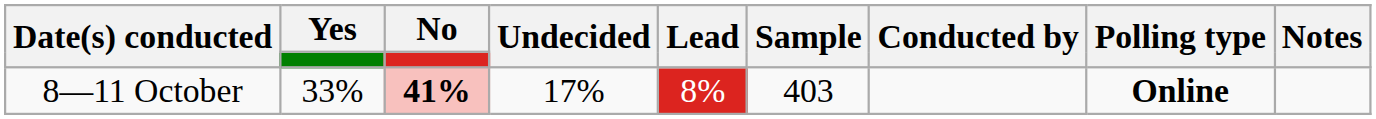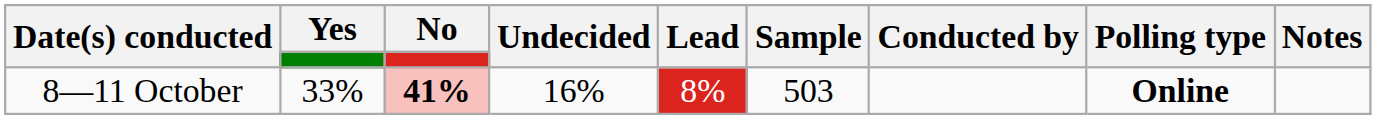(574, 90) 17% -> (574, 90) 16%
(808, 90) 403 -> (808, 90) 503
